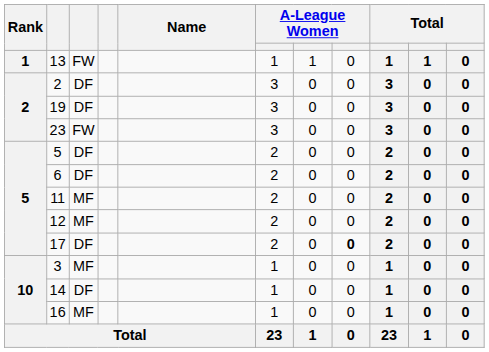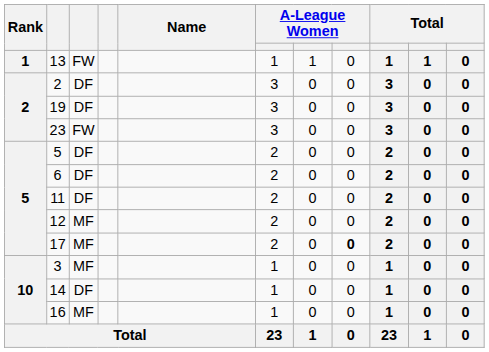(83, 198) MF -> (83, 198) DF
(83, 244) DF -> (83, 244) MF
